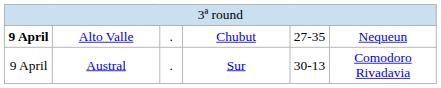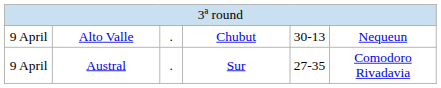(29, 36) bold -> (29, 36) normal
(309, 36) 27-35 -> (309, 36) 30-13
(309, 65) 30-13 -> (309, 65) 27-35
